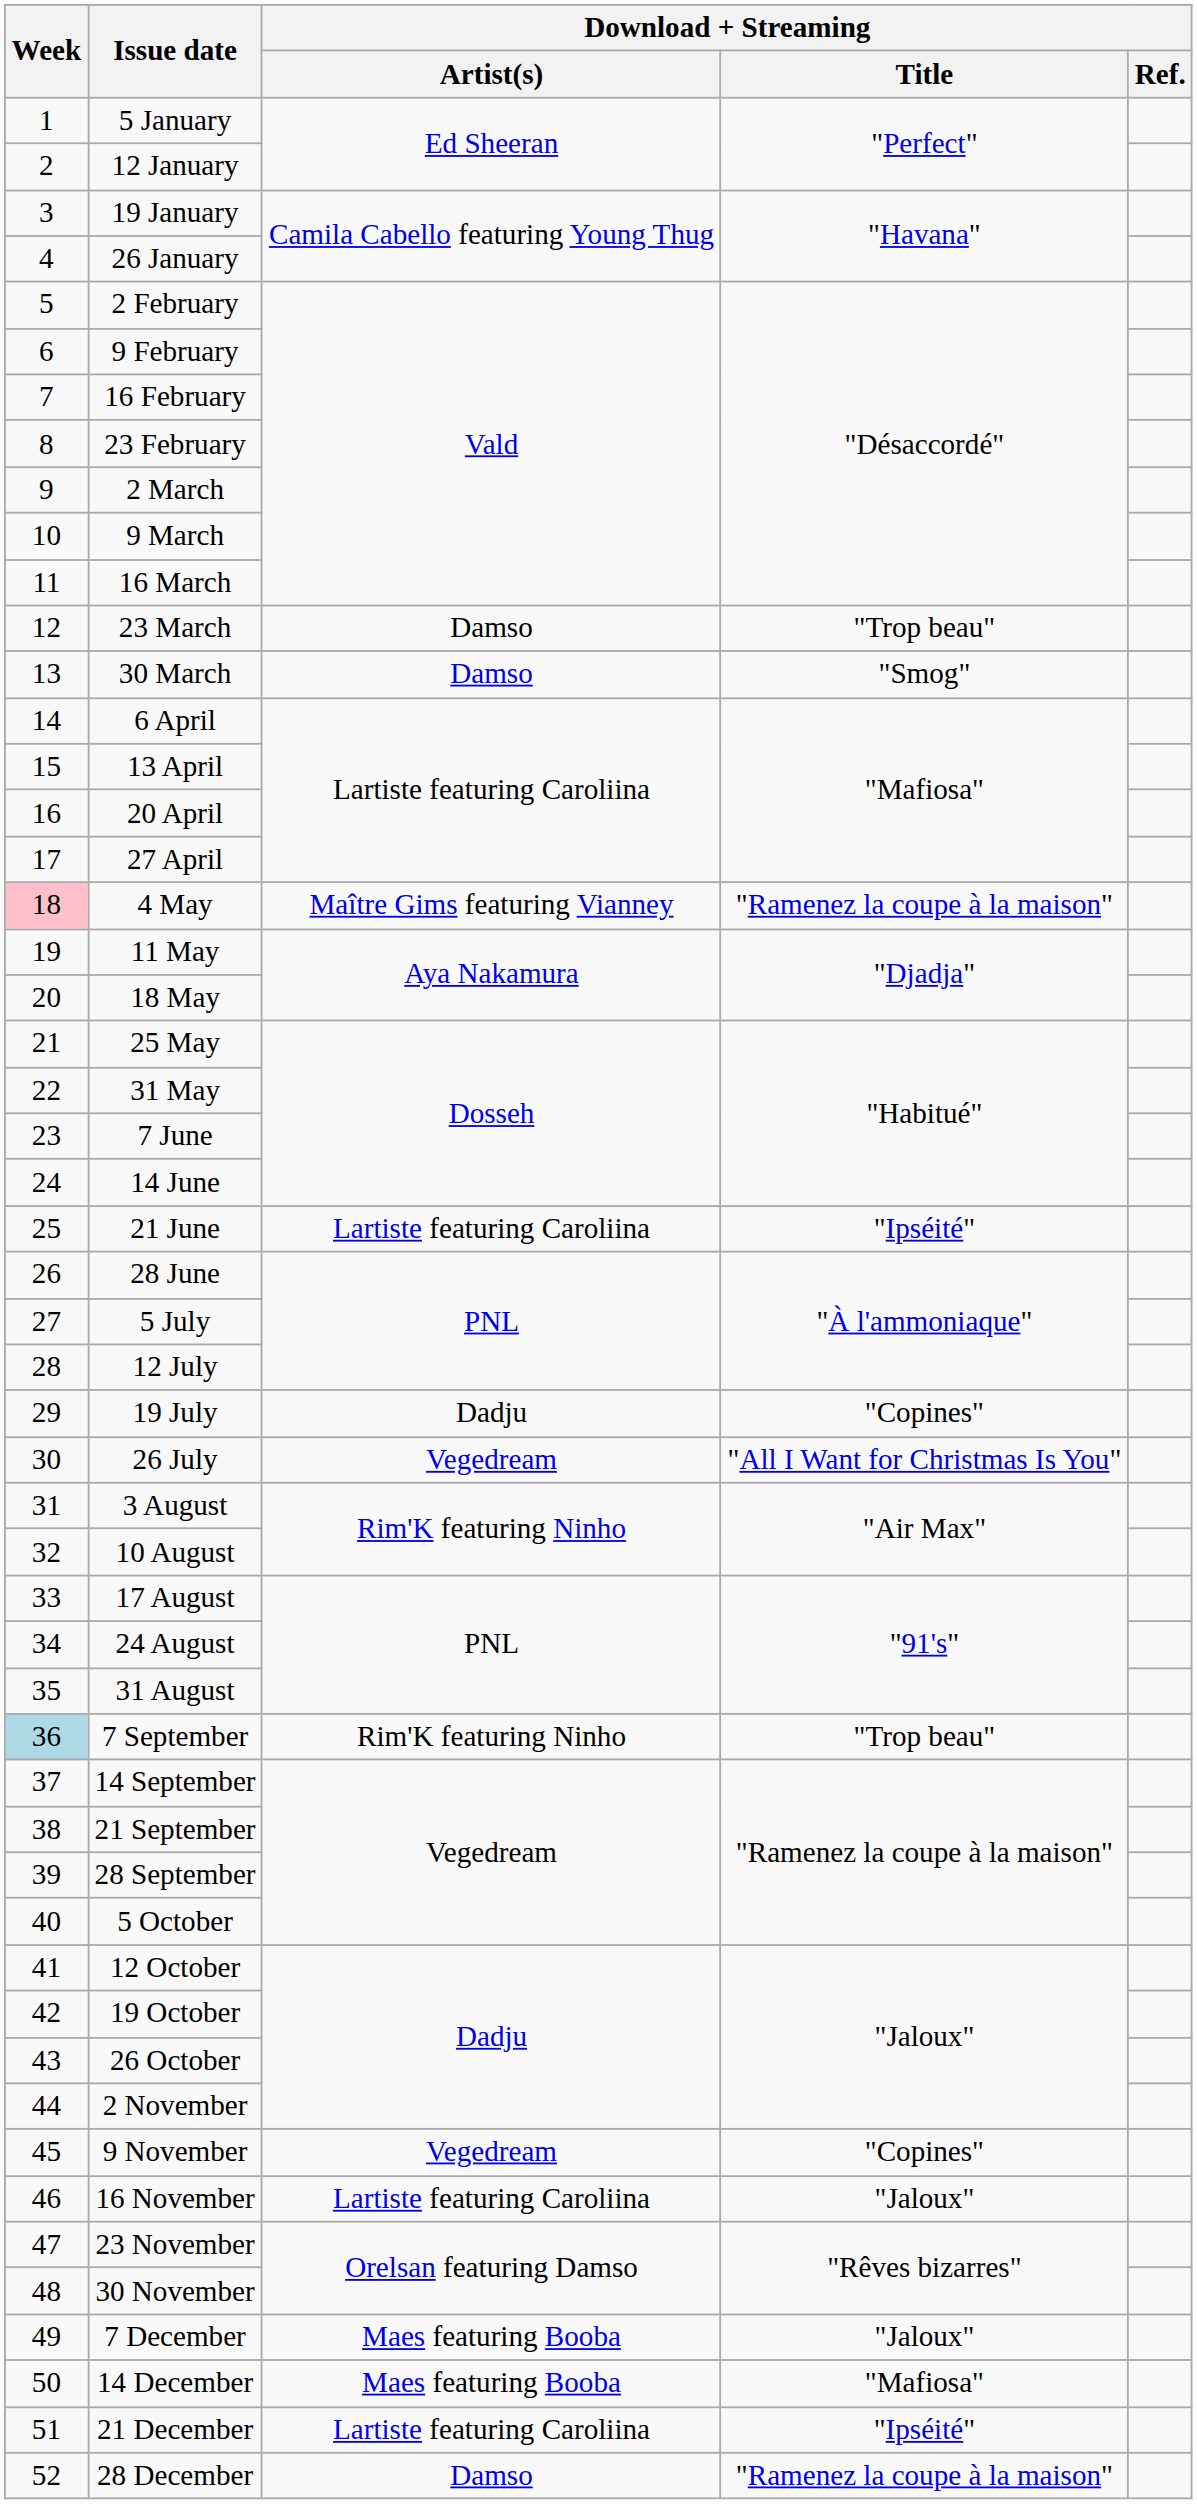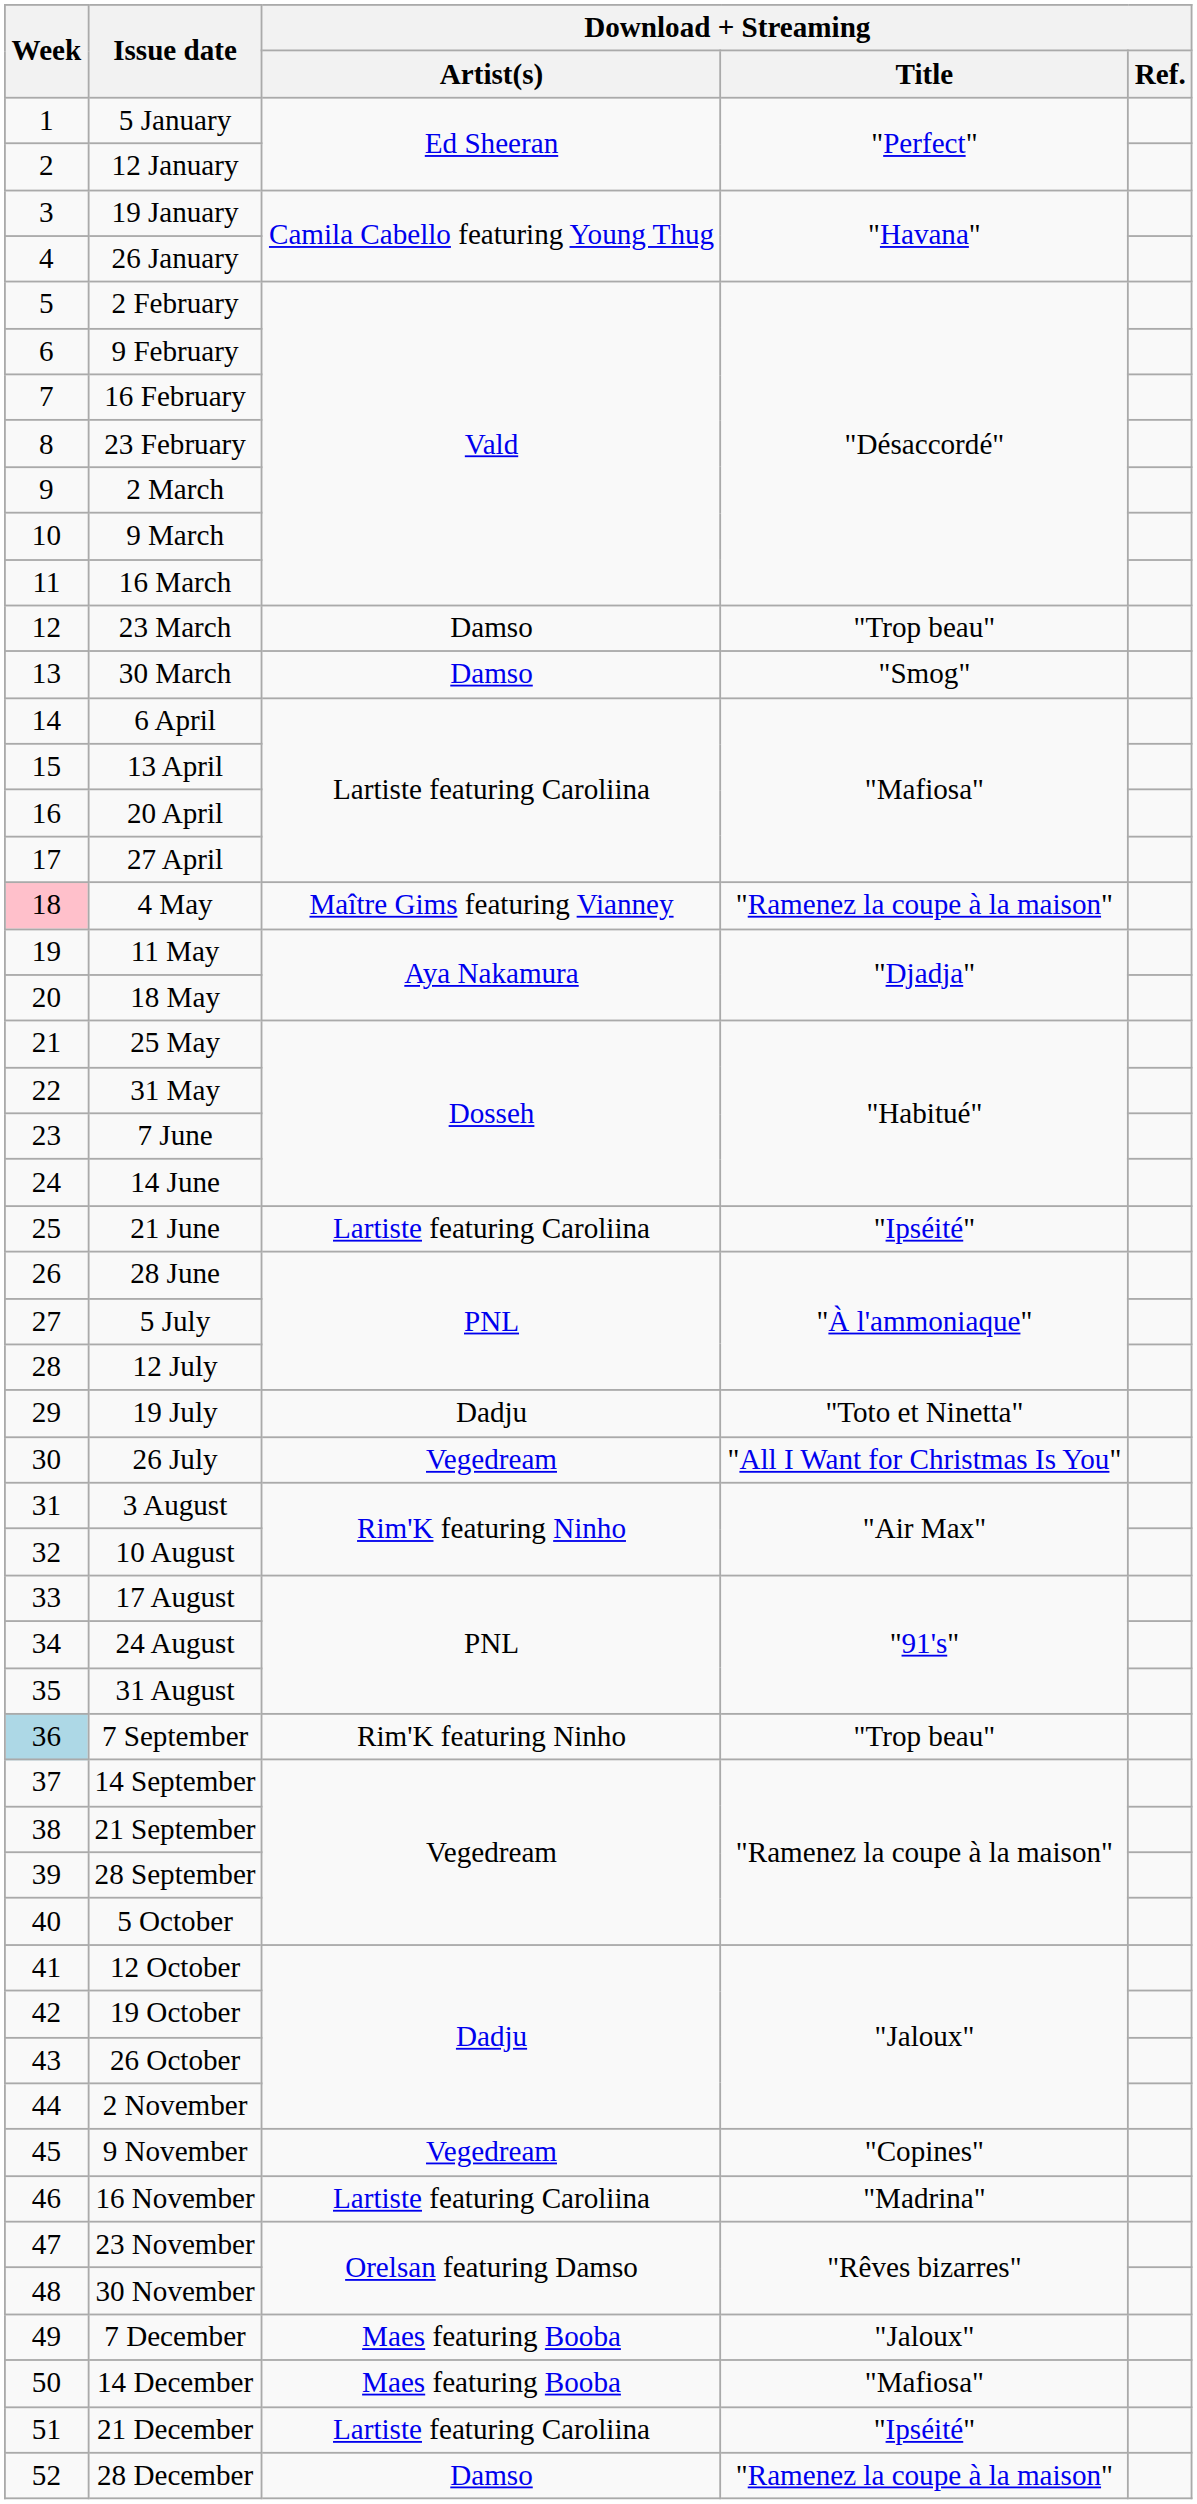(924, 1413) "Copines" -> (924, 1413) "Toto et Ninetta"
(924, 2198) "Jaloux" -> (924, 2198) "Madrina"
